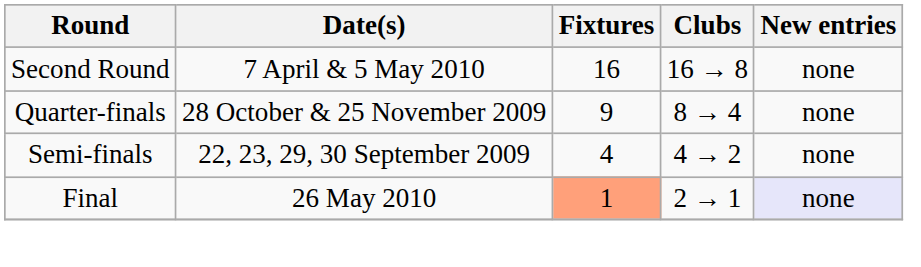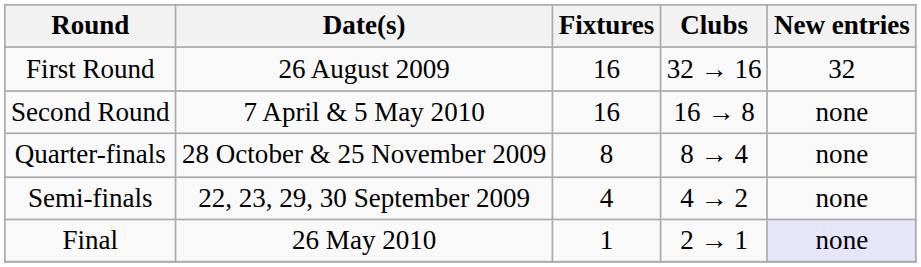+ row: (90, 68)
(607, 111) 9 -> (607, 154) 8
(607, 197) lightsalmon background -> (607, 240) no background
